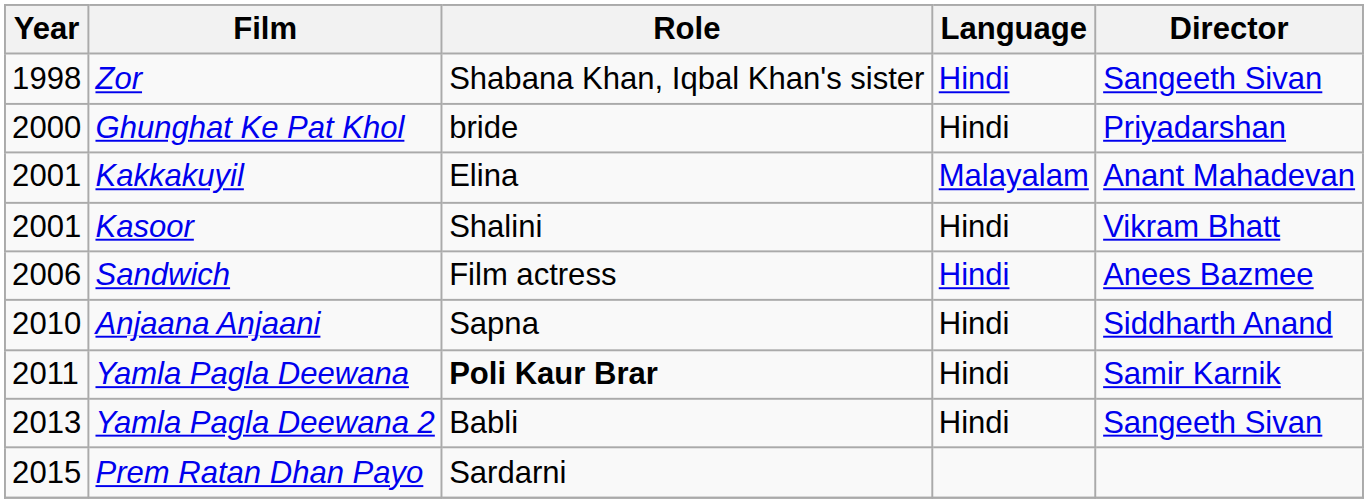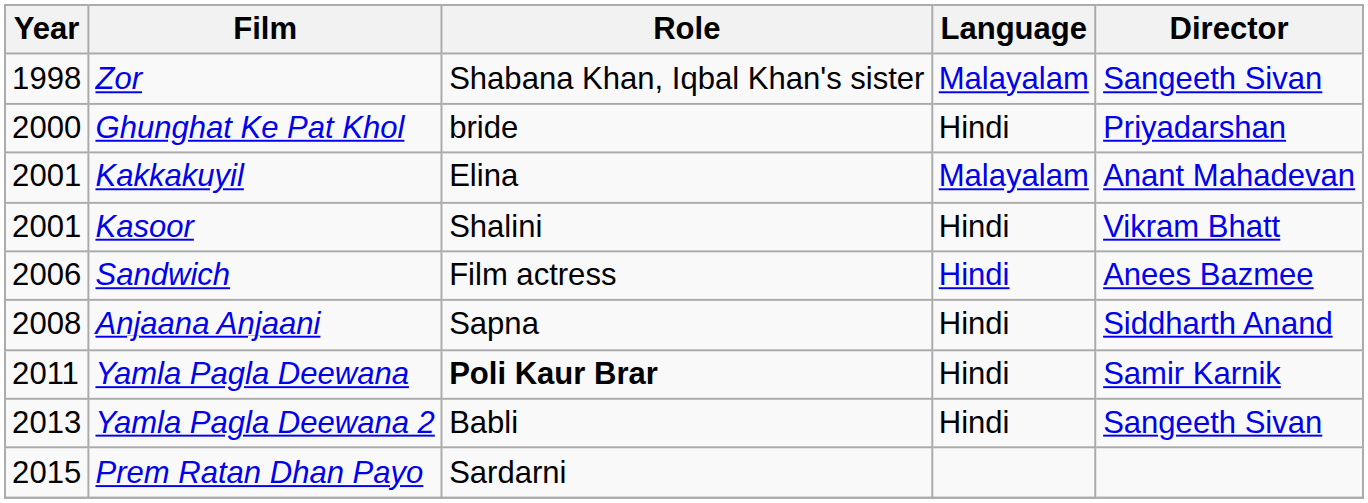(974, 78) Hindi -> (1014, 78) Malayalam
(47, 324) 2010 -> (47, 324) 2008
